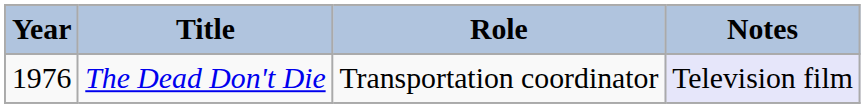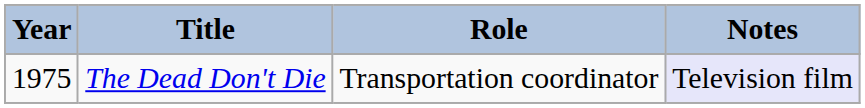(42, 78) 1976 -> (42, 78) 1975
